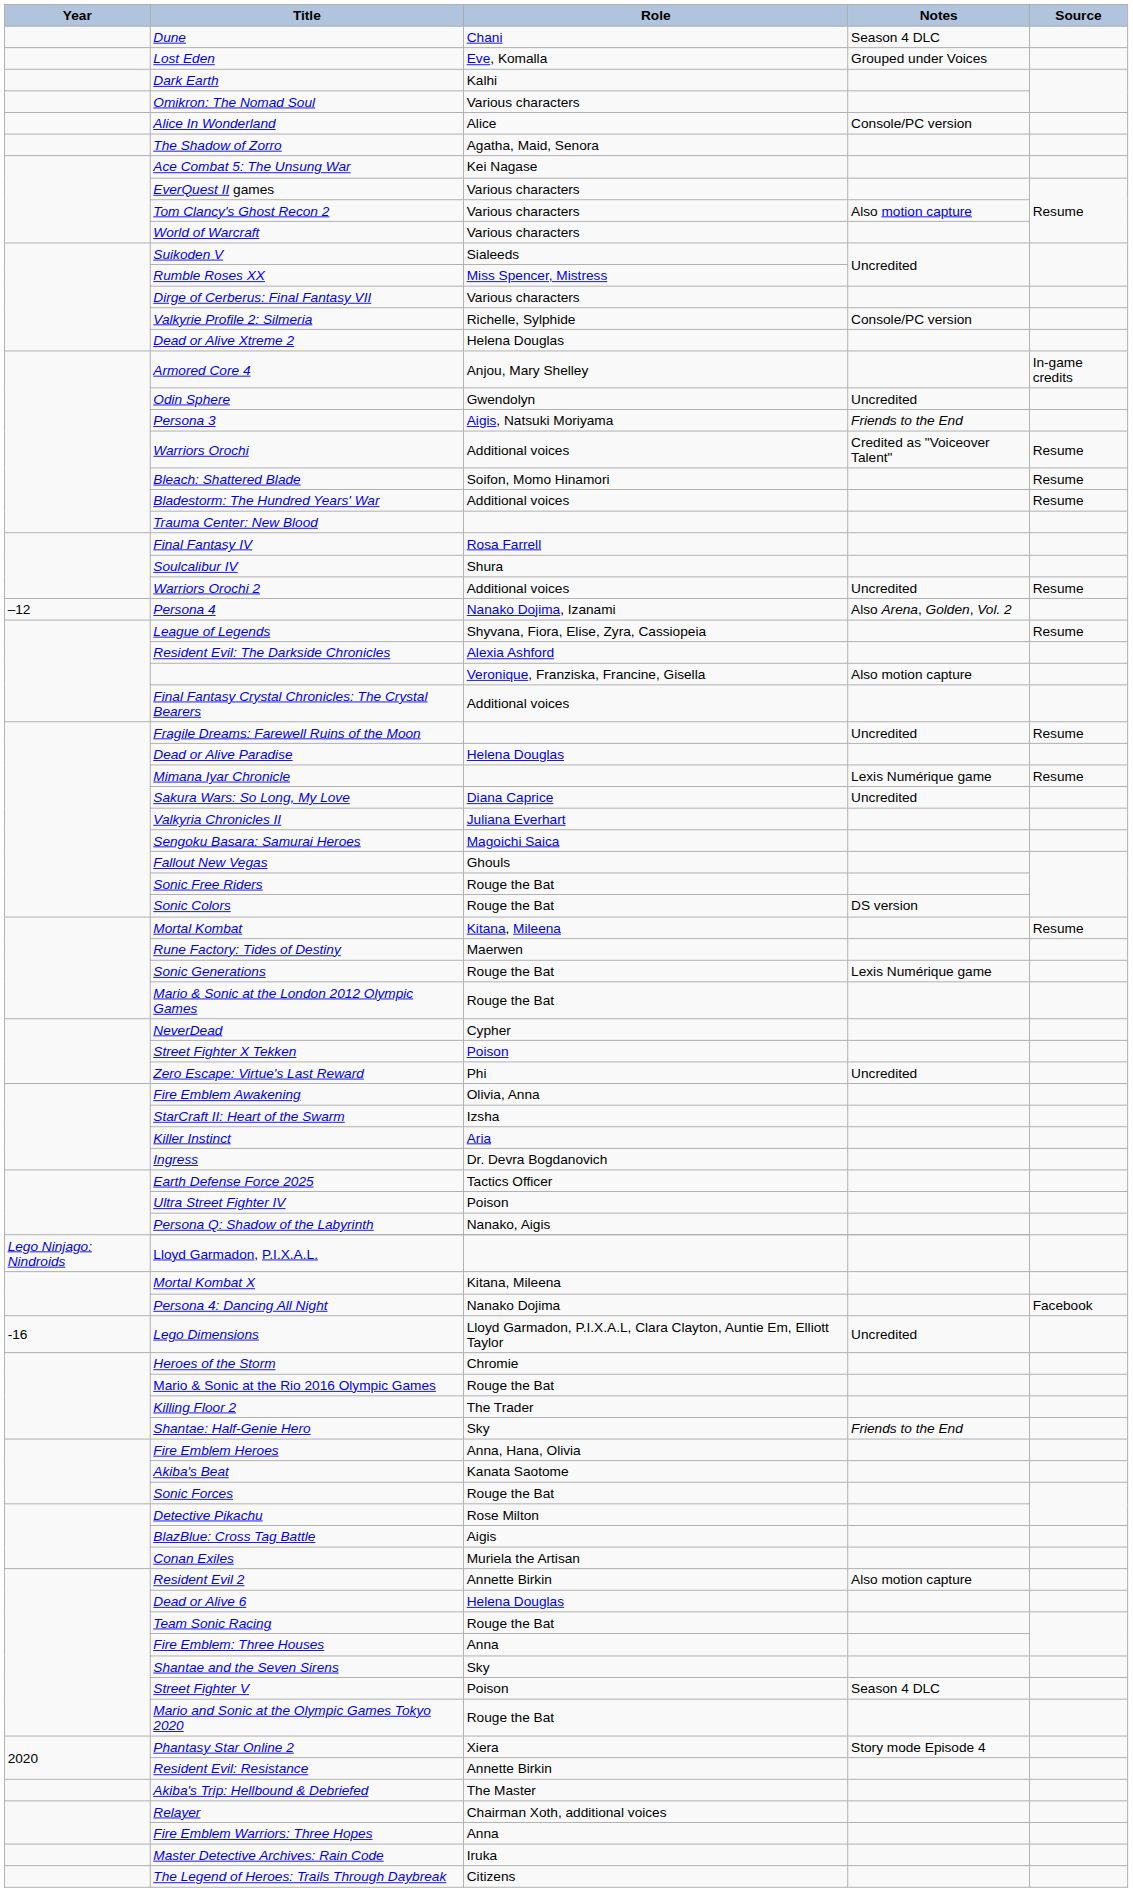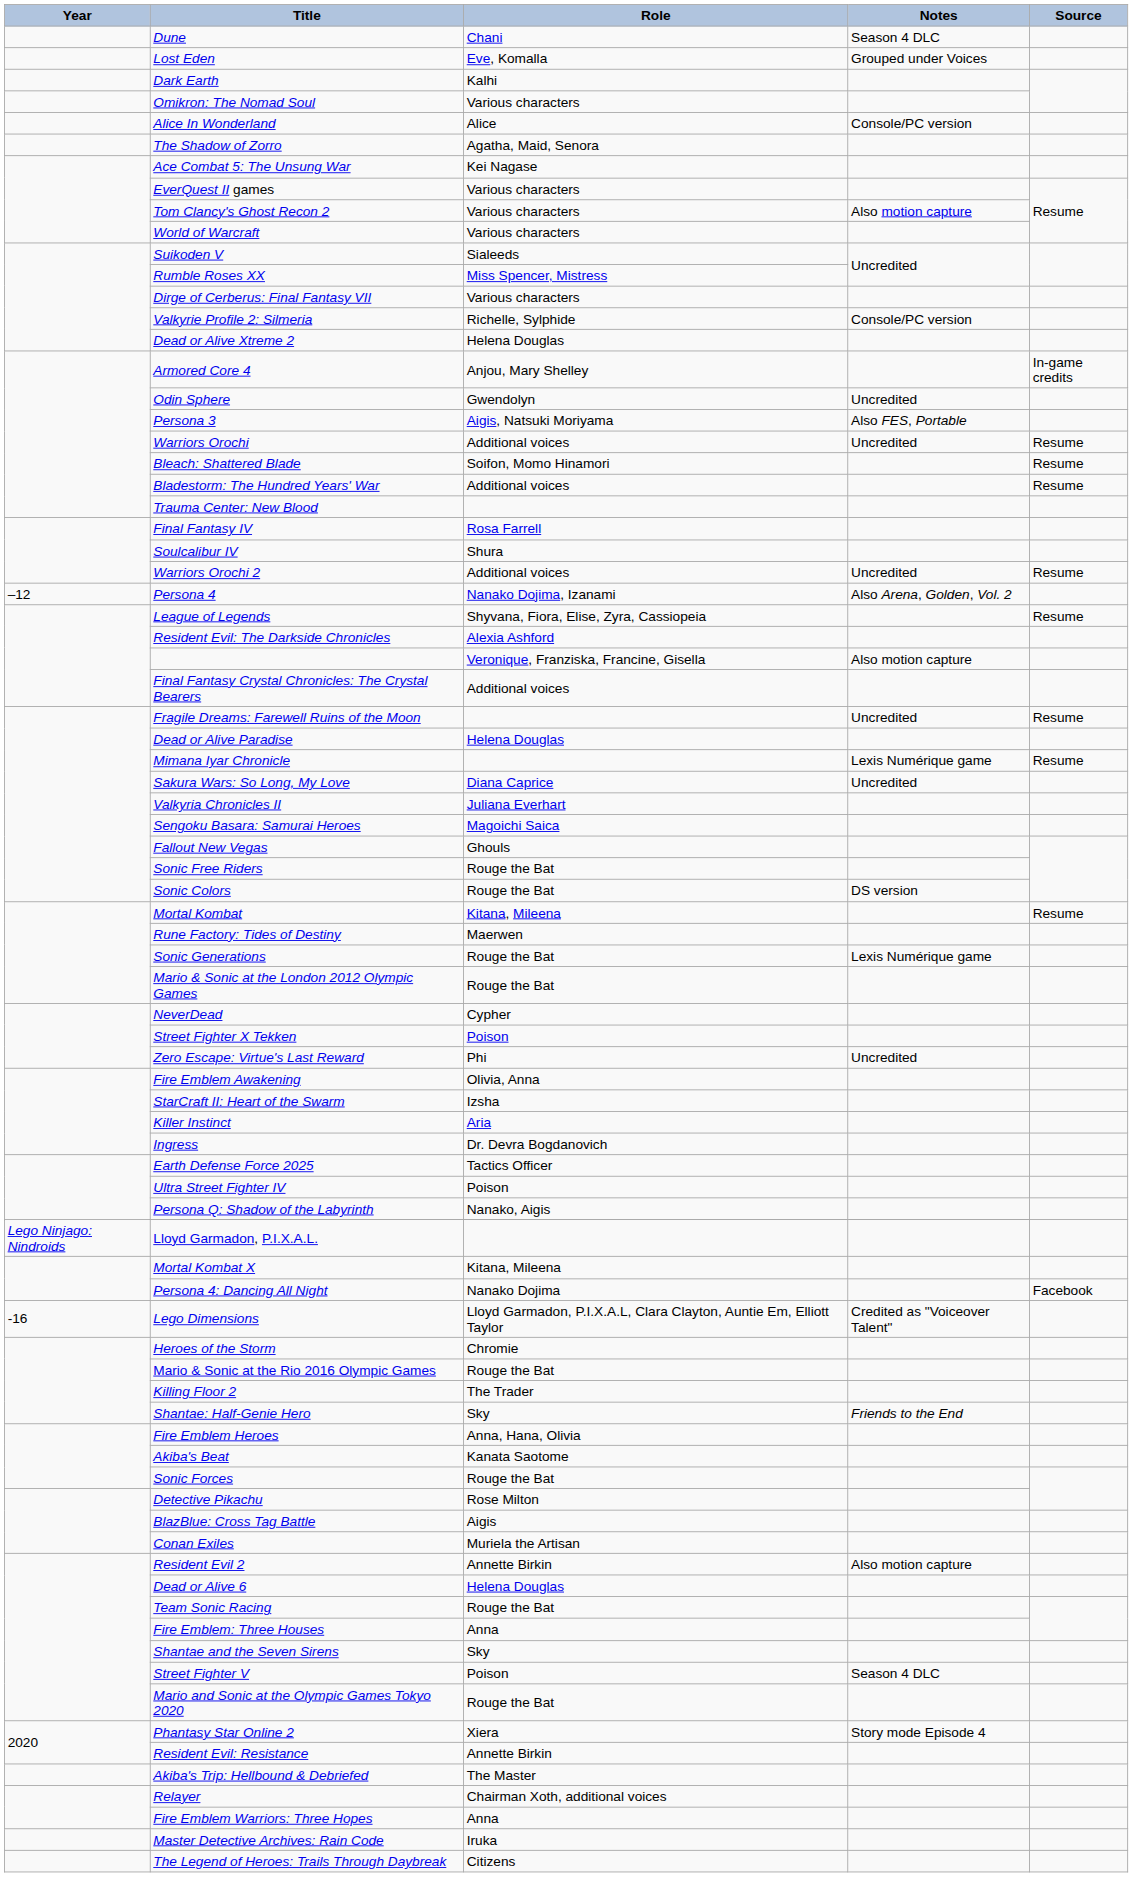(907, 421) Friends to the End -> (909, 421) Also FES, Portable
(920, 450) Credited as "Voiceover Talent" -> (884, 442) Uncredited
(884, 1334) Uncredited -> (920, 1319) Credited as "Voiceover Talent"
